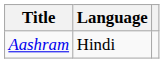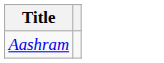- column: (112, 17)
